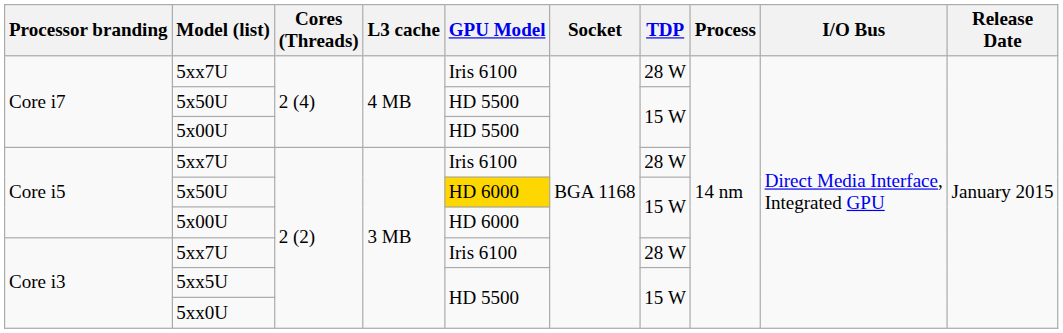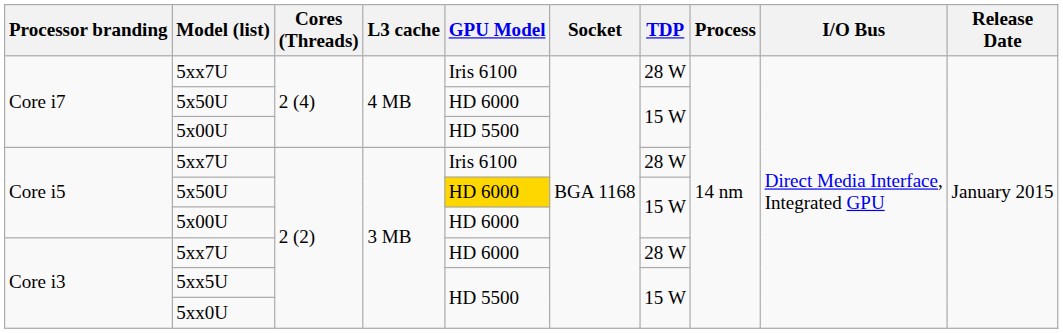(484, 101) HD 5500 -> (484, 101) HD 6000
(483, 252) Iris 6100 -> (484, 252) HD 6000
